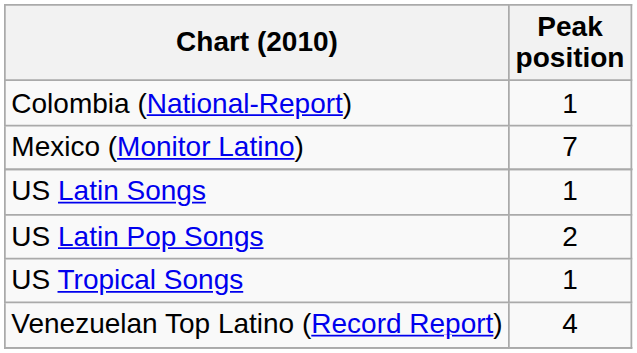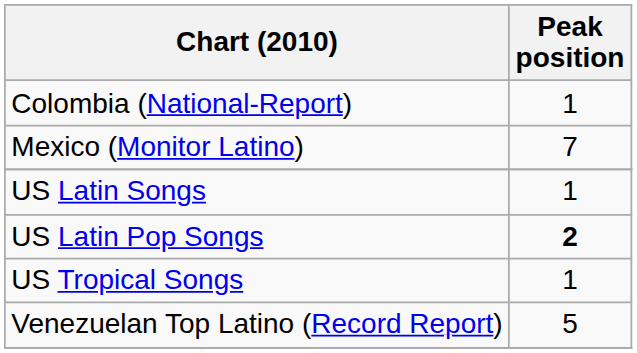(570, 235) normal -> (570, 235) bold
(570, 324) 4 -> (570, 324) 5
